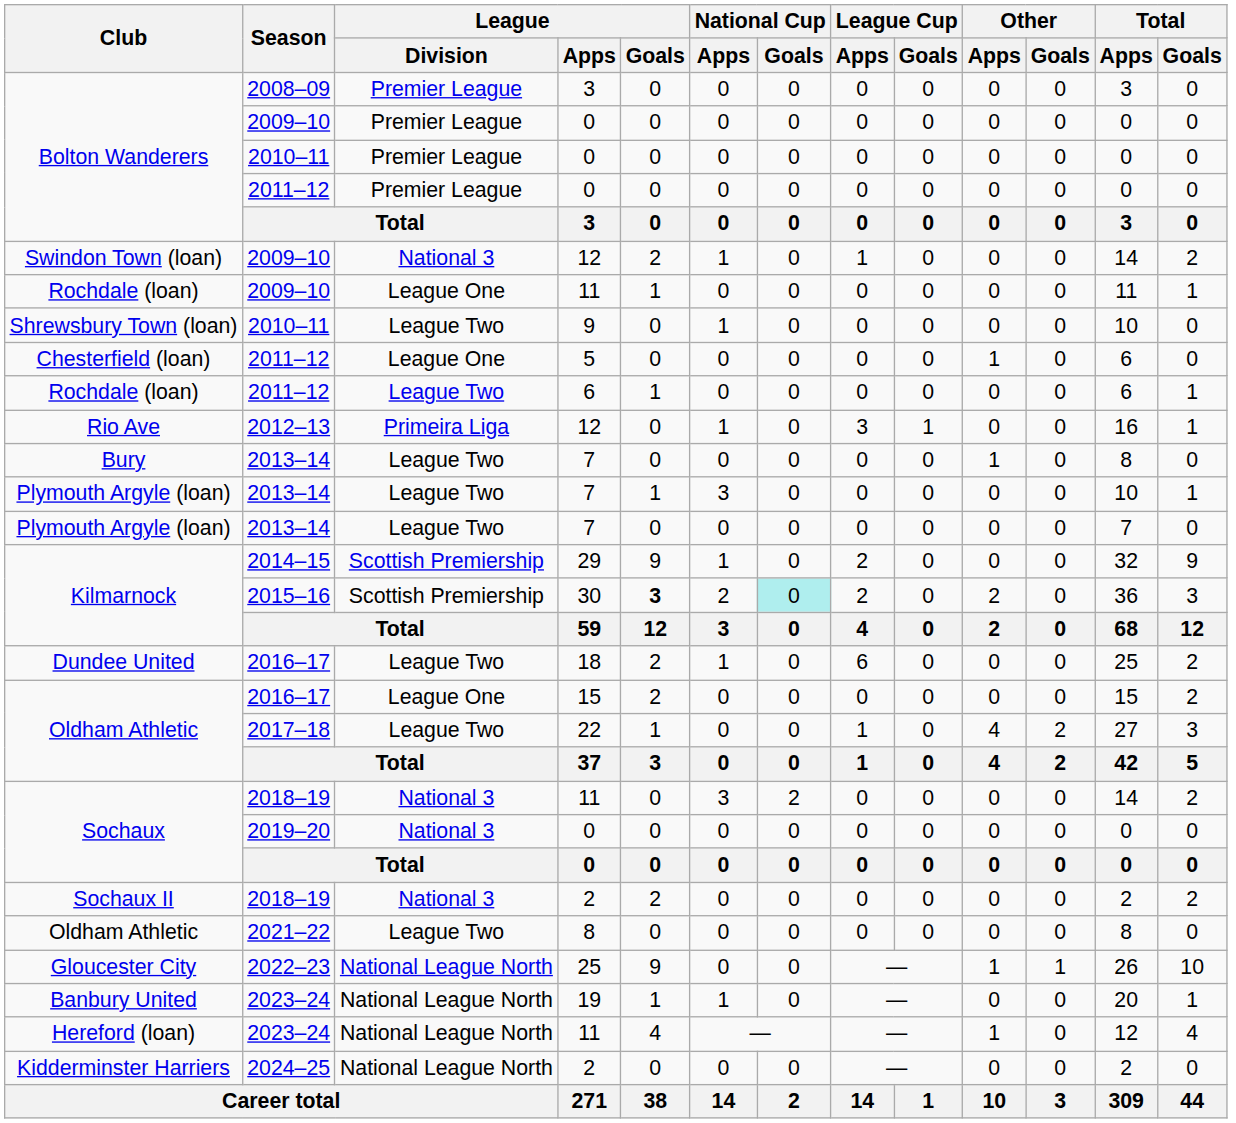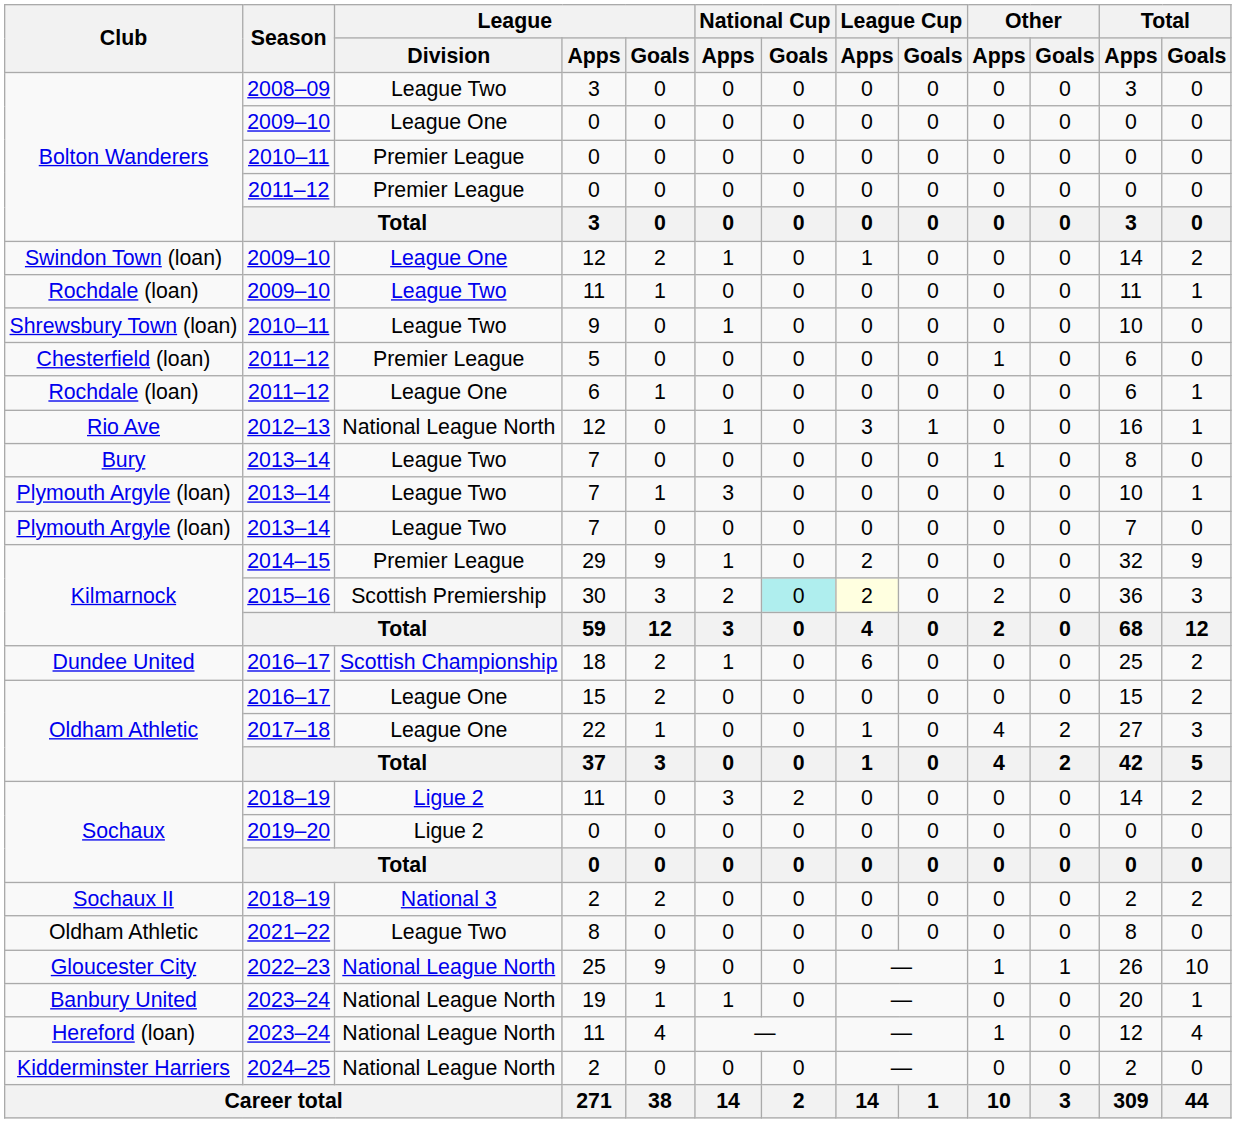(446, 88) Premier League -> (449, 88) League Two
(446, 122) Premier League -> (449, 122) League One
(446, 257) National 3 -> (449, 257) League One
(446, 291) League One -> (449, 291) League Two
(446, 358) League One -> (449, 358) Premier League
(446, 392) League Two -> (449, 392) League One
(446, 426) Primeira Liga -> (449, 426) National League North
(446, 561) Scottish Premiership -> (449, 561) Premier League
(655, 595) bold -> (660, 595) normal
(862, 595) no background -> (867, 595) lightyellow background
(446, 662) League Two -> (449, 662) Scottish Championship
(446, 730) League Two -> (449, 730) League One
(446, 797) National 3 -> (449, 797) Ligue 2
(446, 831) National 3 -> (449, 831) Ligue 2
